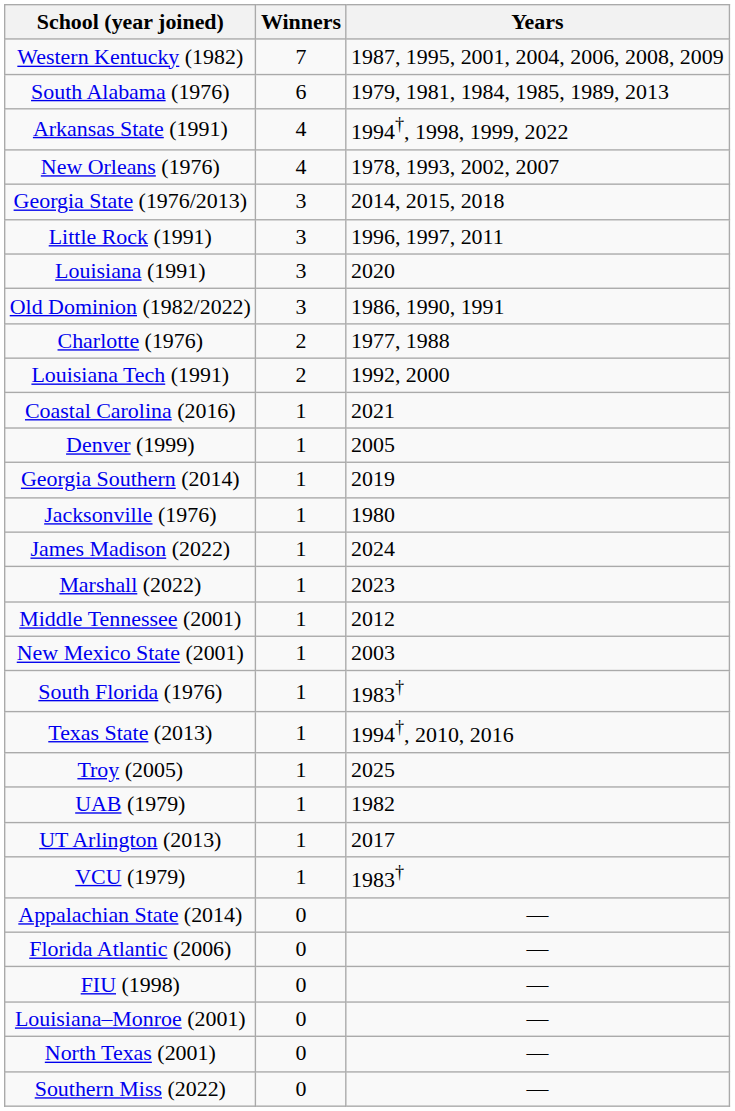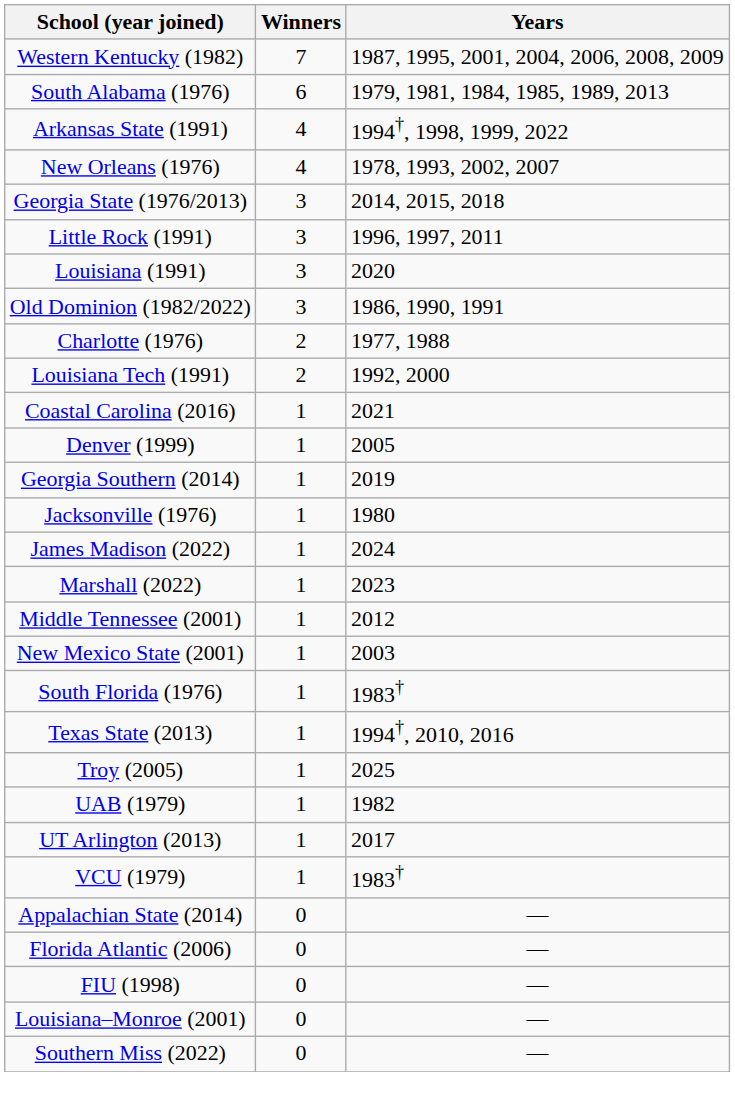- row: (130, 1053)
